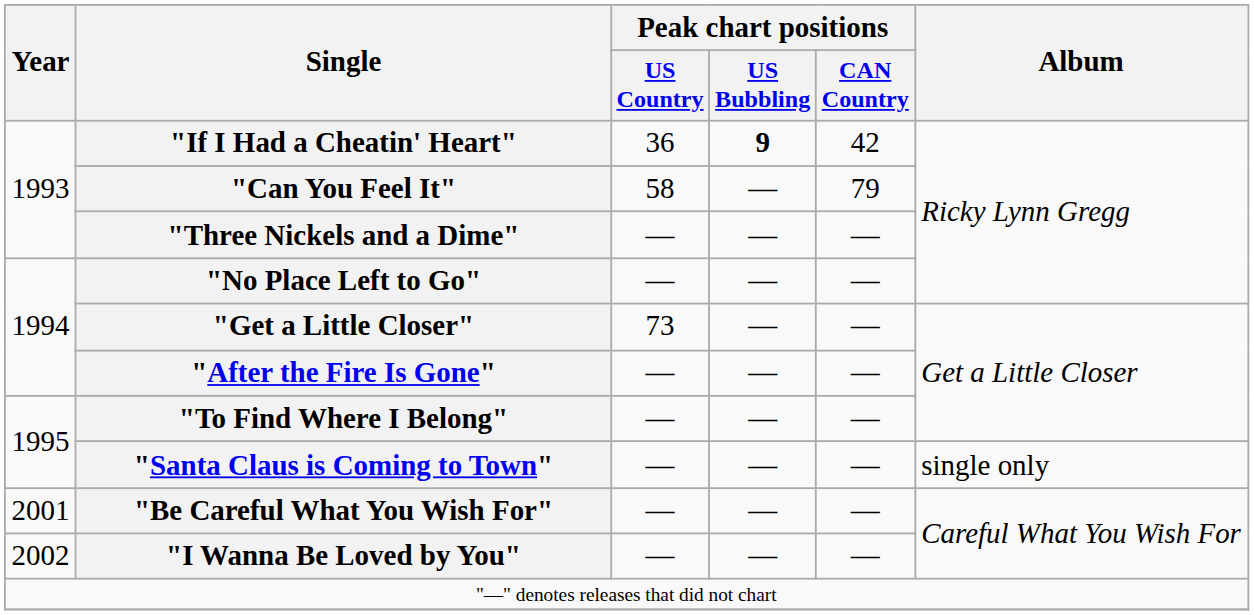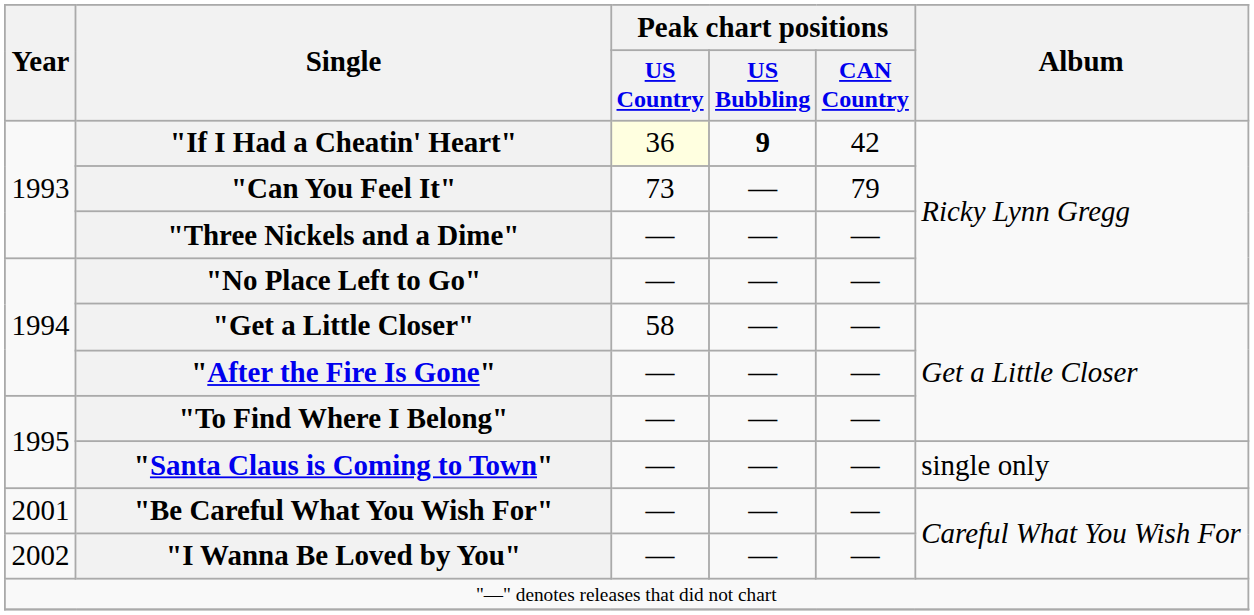(660, 142) no background -> (660, 142) lightyellow background
(660, 188) 58 -> (660, 188) 73
(660, 326) 73 -> (660, 326) 58
